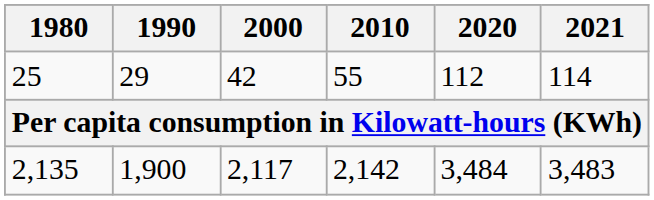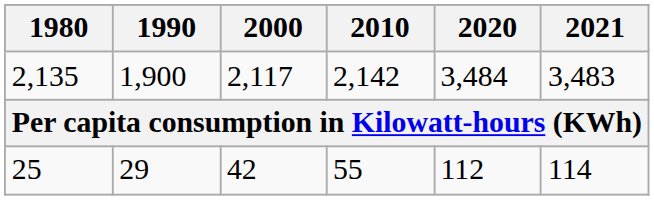rows swapped: (27, 75) <-> (45, 169)
